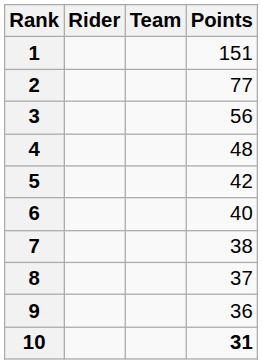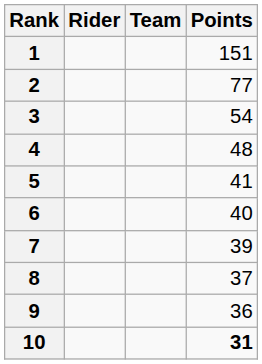(241, 117) 56 -> (241, 117) 54
(241, 181) 42 -> (241, 181) 41
(241, 246) 38 -> (241, 246) 39
